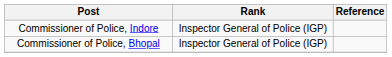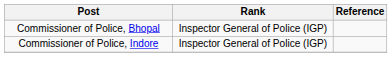rows swapped: (88, 44) <-> (88, 28)
